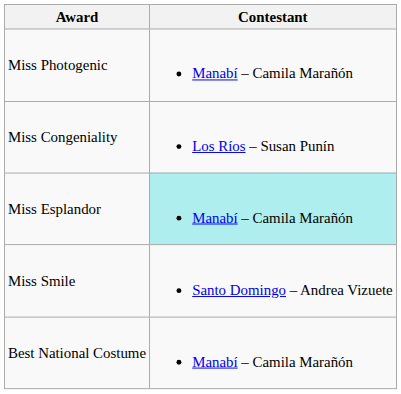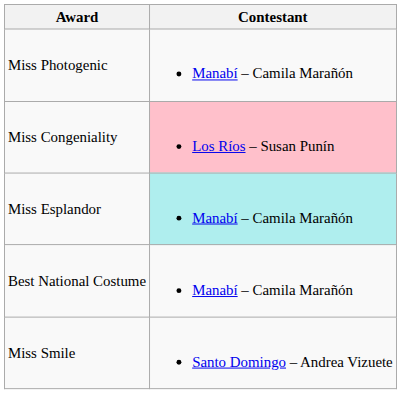(273, 146) no background -> (273, 146) pink background
rows swapped: (42, 281) <-> (77, 353)
